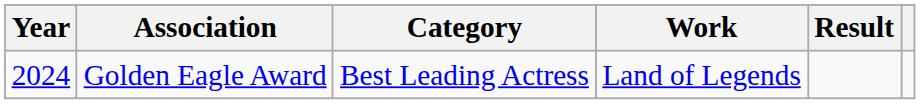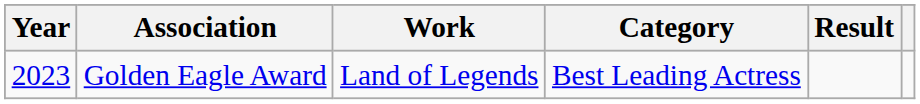columns swapped: (465, 27) <-> (702, 27)
(41, 74) 2024 -> (41, 74) 2023
